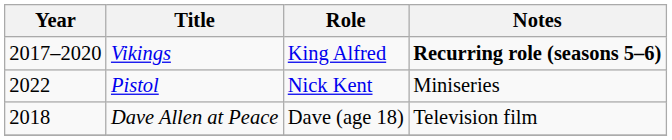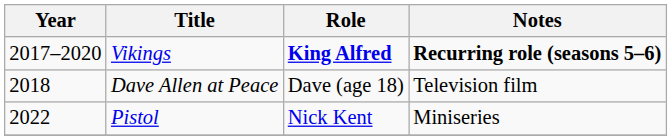(337, 53) normal -> (340, 53) bold
rows swapped: (195, 118) <-> (135, 85)
